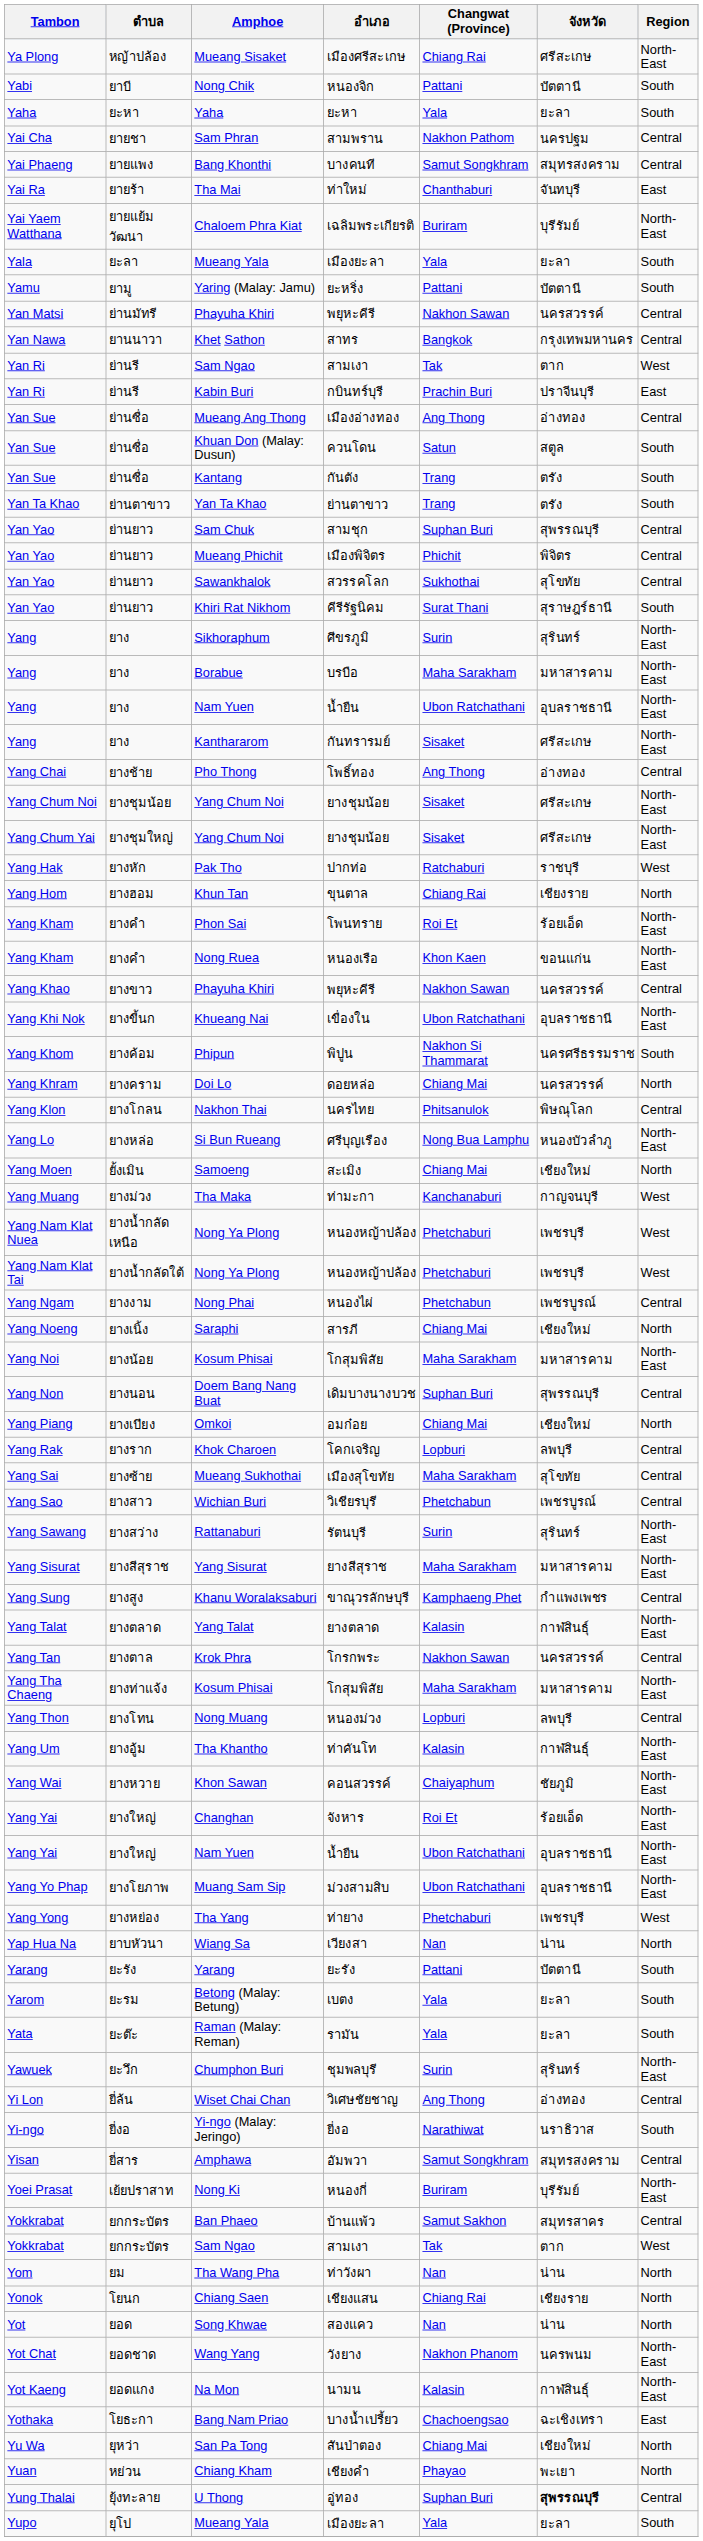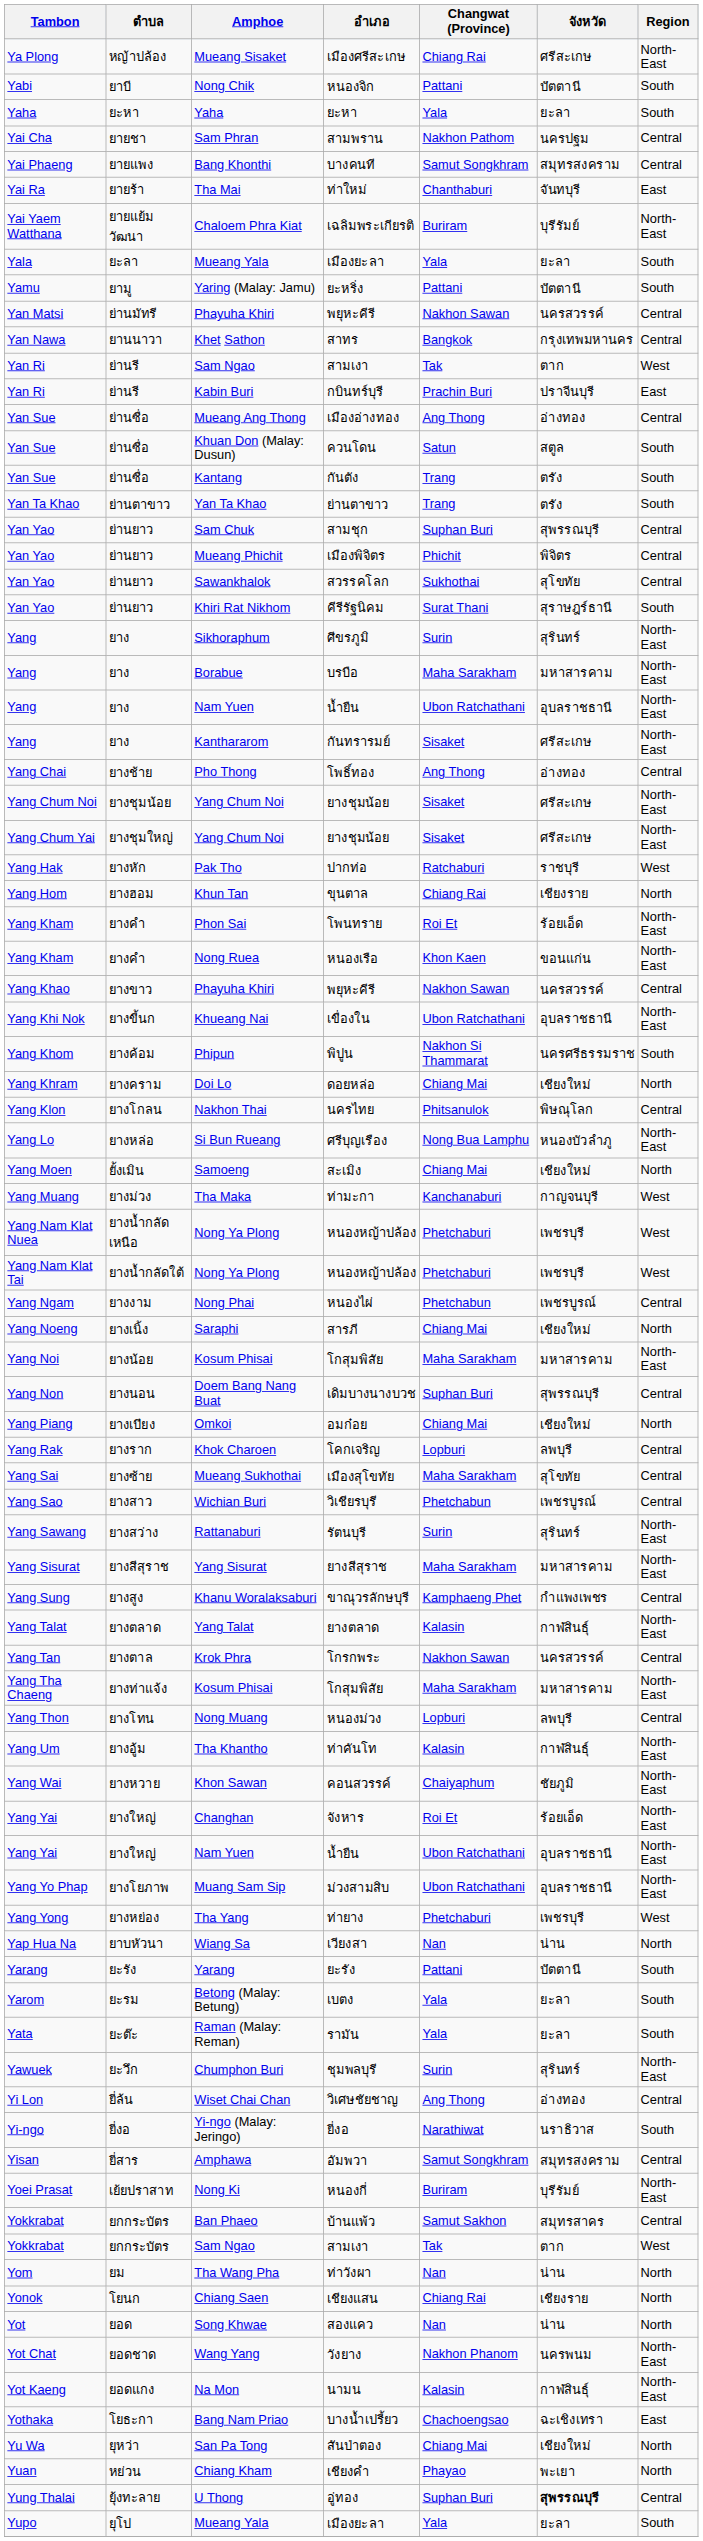(572, 1084) นครสวรรค์ -> (566, 1084) เชียงใหม่
